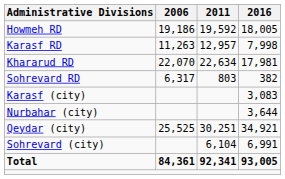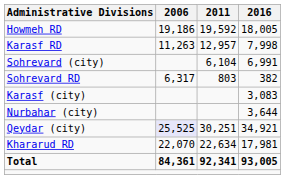rows swapped: (40, 62) <-> (56, 145)
(176, 128) no background -> (176, 128) lavender background
